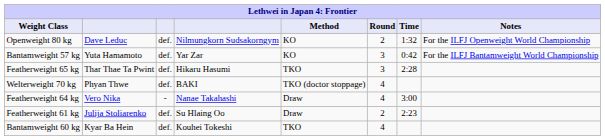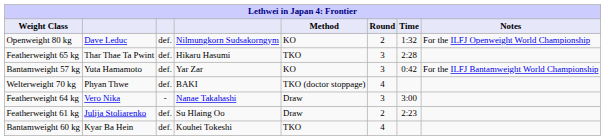rows swapped: (43, 69) <-> (43, 55)
(382, 98) 4 -> (382, 98) 3
